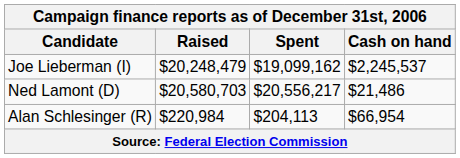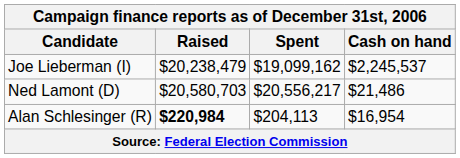(203, 66) $20,248,479 -> (203, 66) $20,238,479
(192, 116) normal -> (192, 116) bold
(376, 116) $66,954 -> (376, 116) $16,954
